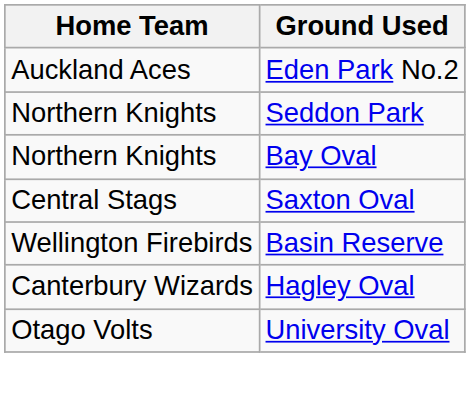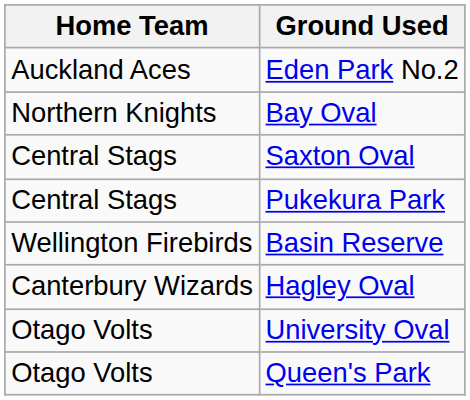- row: (345, 112)
+ row: (355, 199)
+ row: (348, 373)
